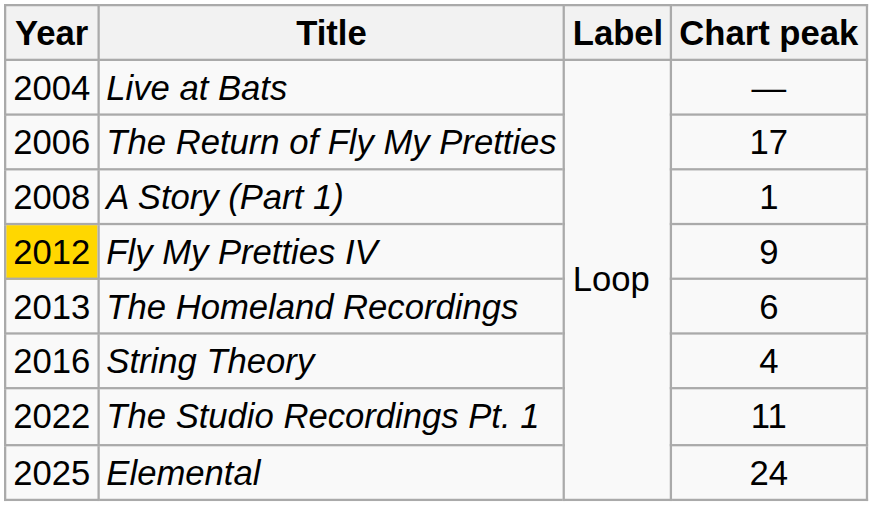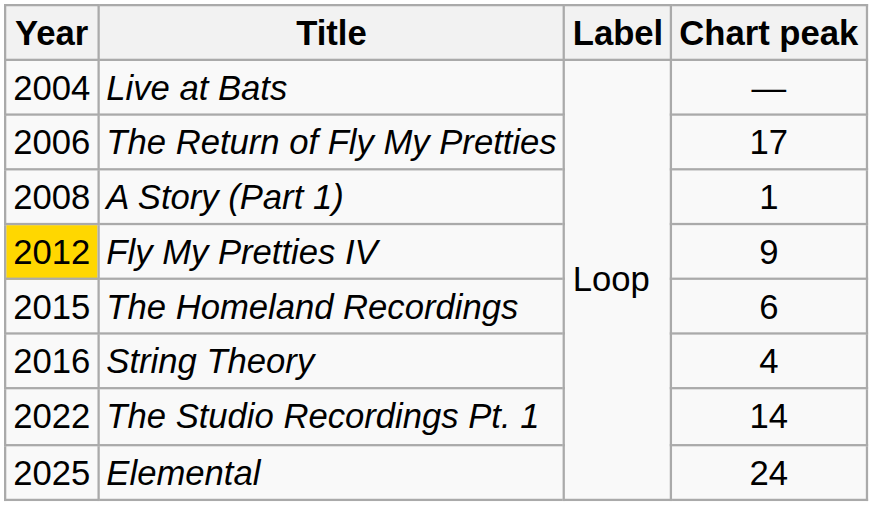(52, 307) 2013 -> (52, 307) 2015
(769, 417) 11 -> (769, 417) 14
